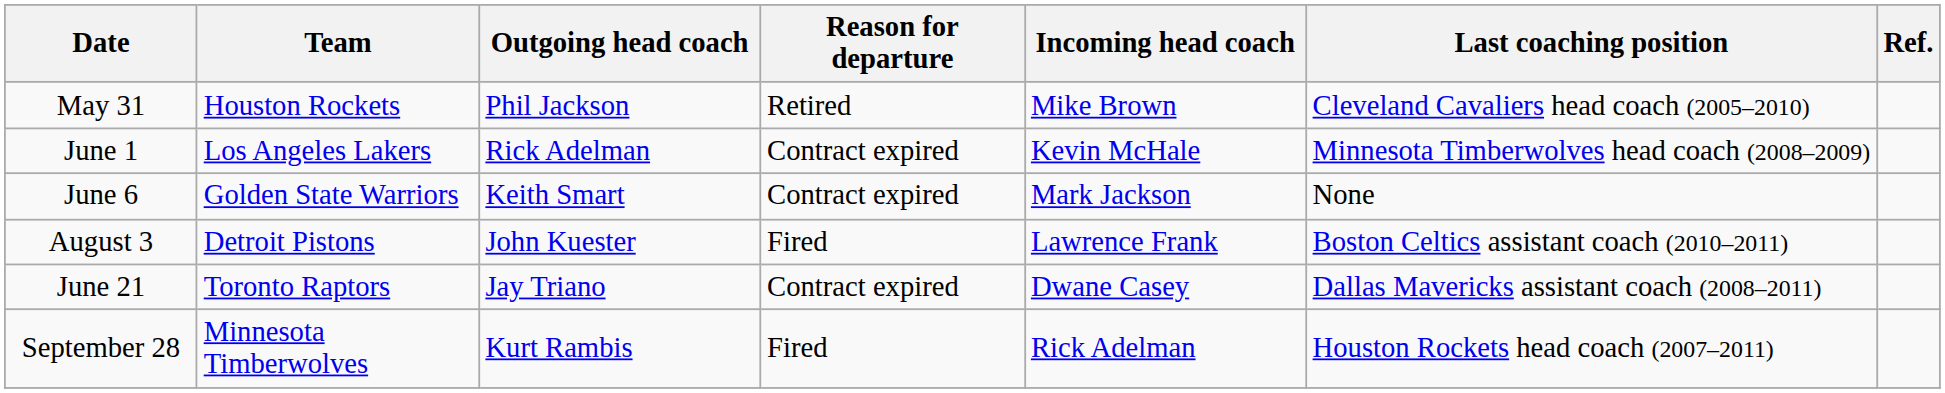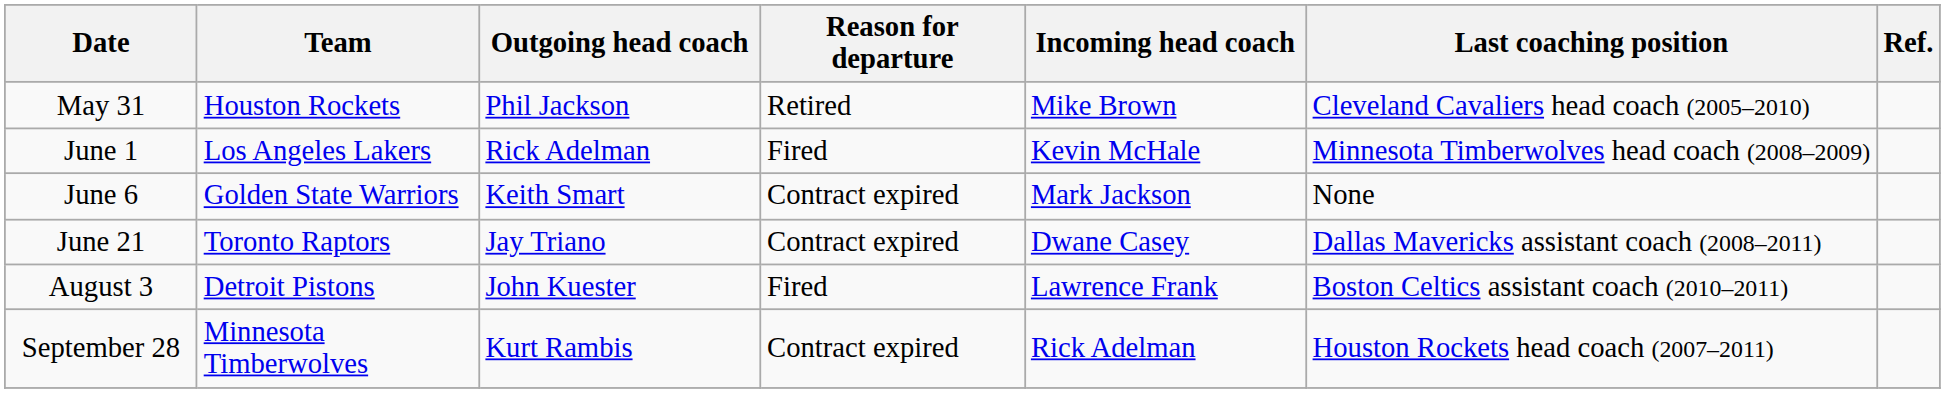(863, 150) Contract expired -> (797, 150) Fired
rows swapped: (101, 286) <-> (101, 241)
(797, 348) Fired -> (863, 348) Contract expired
